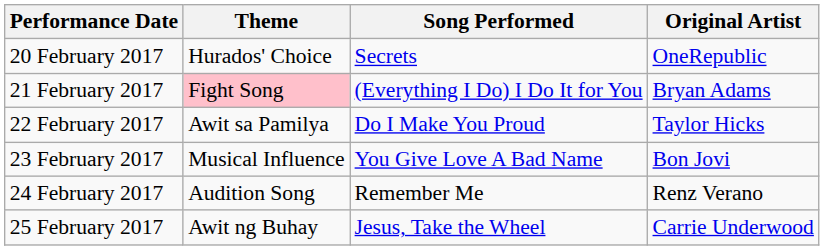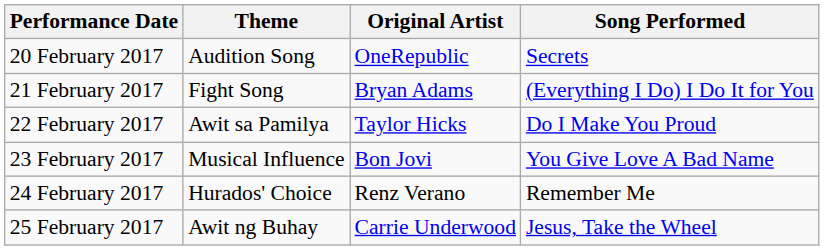columns swapped: (499, 21) <-> (733, 21)
(260, 55) Hurados' Choice -> (251, 55) Audition Song
(236, 90) pink background -> (236, 90) no background
(251, 192) Audition Song -> (260, 192) Hurados' Choice
